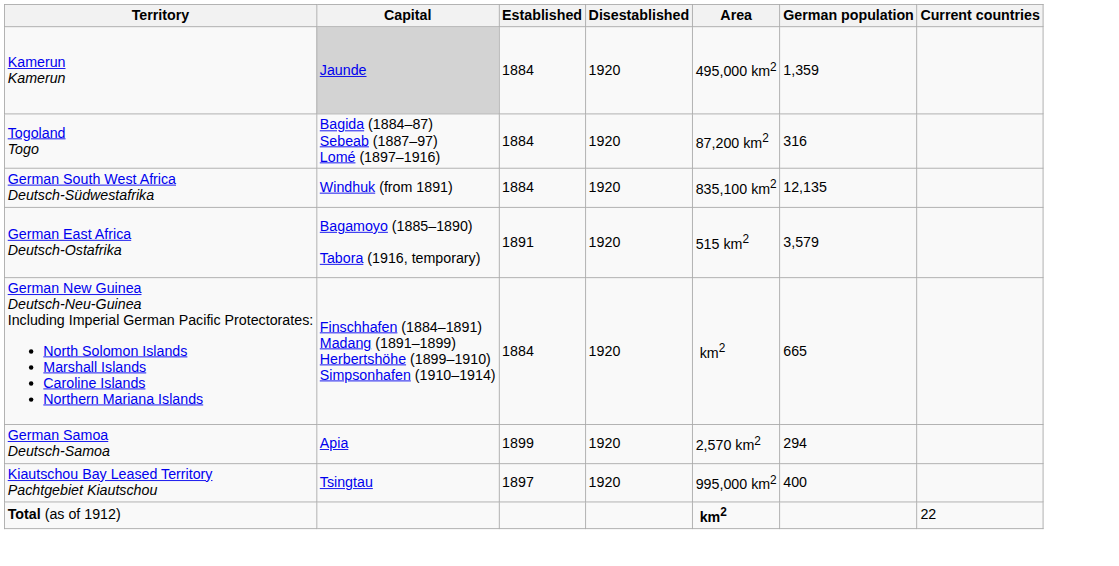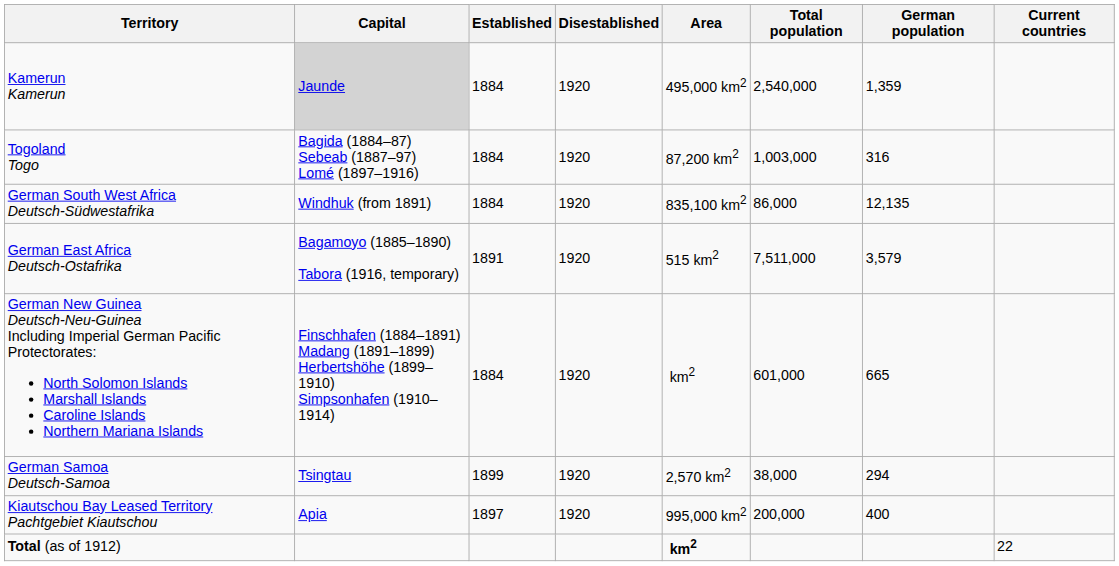+ column: (806, 23)
(334, 444) Apia -> (325, 476) Tsingtau
(346, 482) Tsingtau -> (313, 514) Apia
